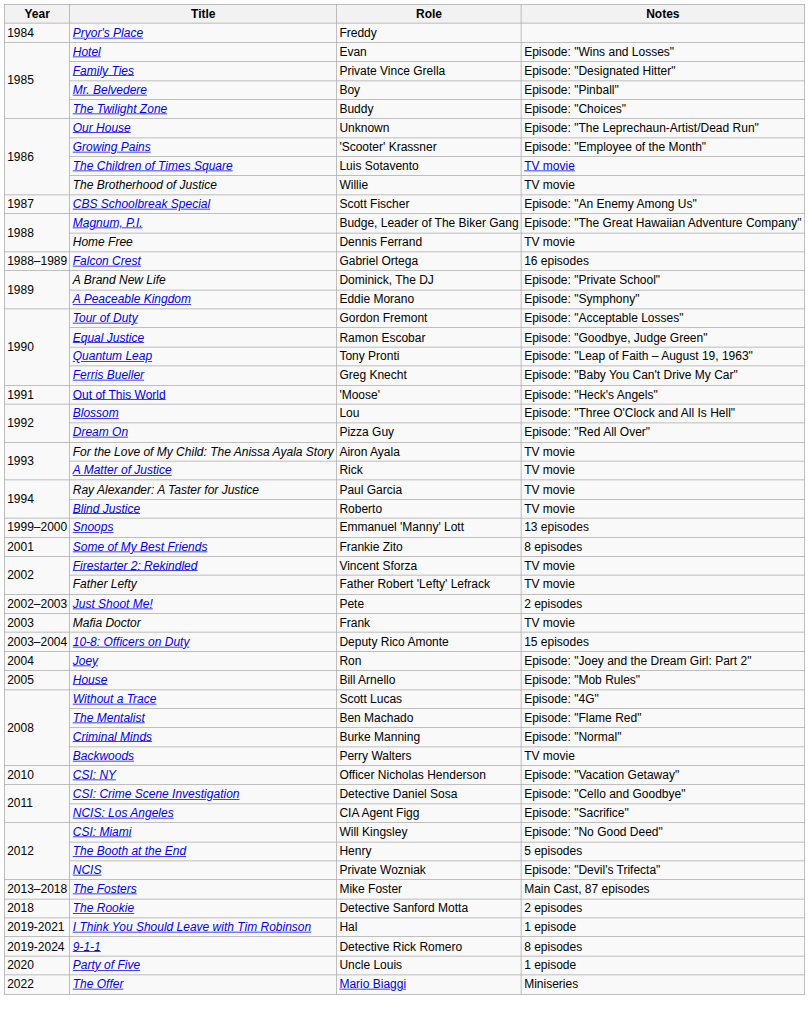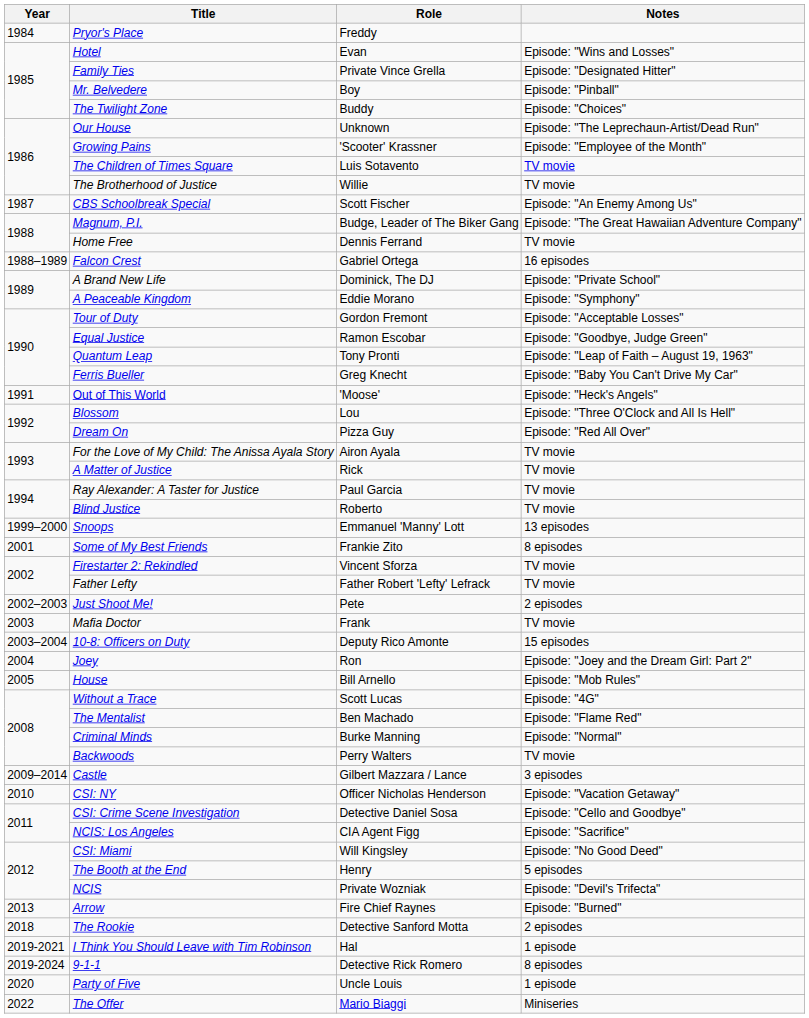+ row: (90, 775)
+ row: (88, 908)
- row: (105, 889)
